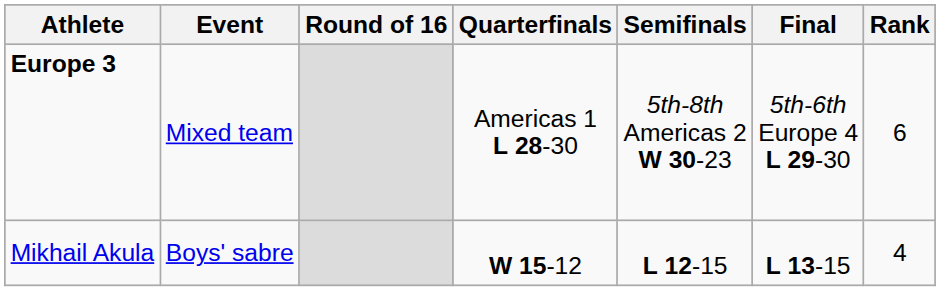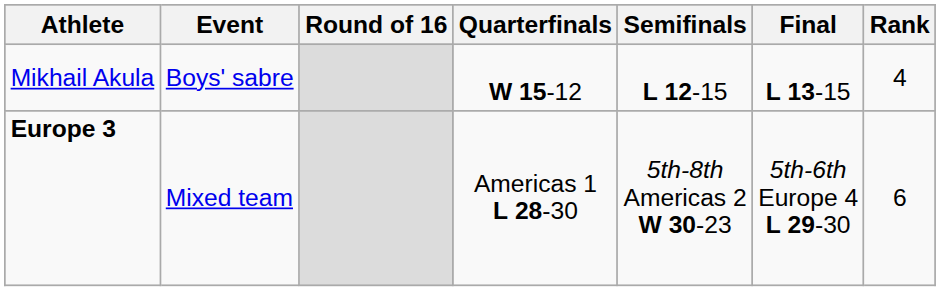rows swapped: (82, 253) <-> (63, 64)
